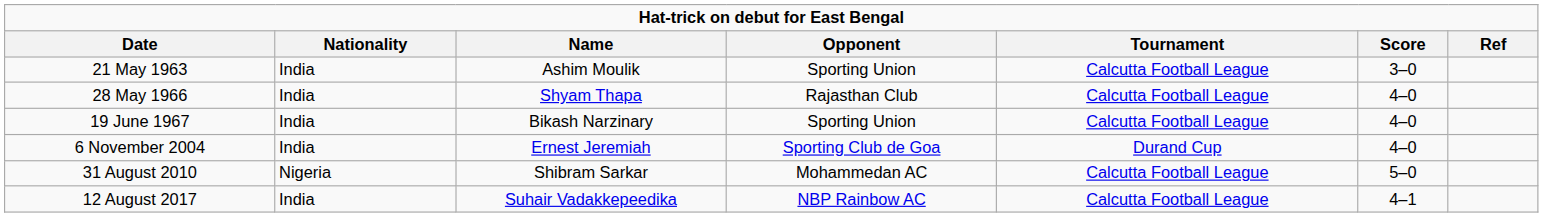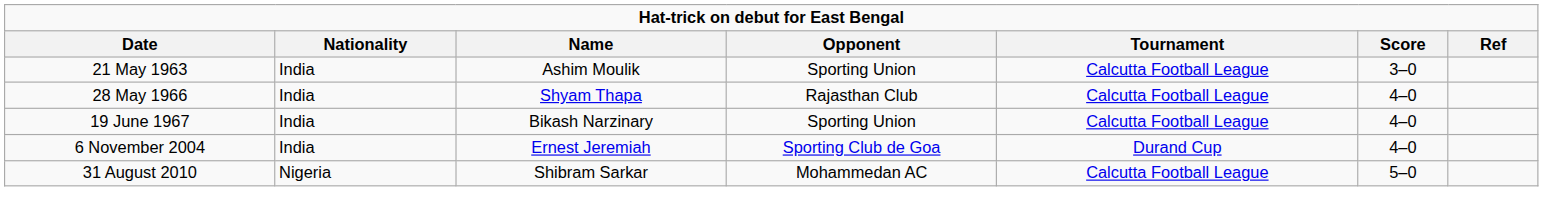- row: (140, 199)
